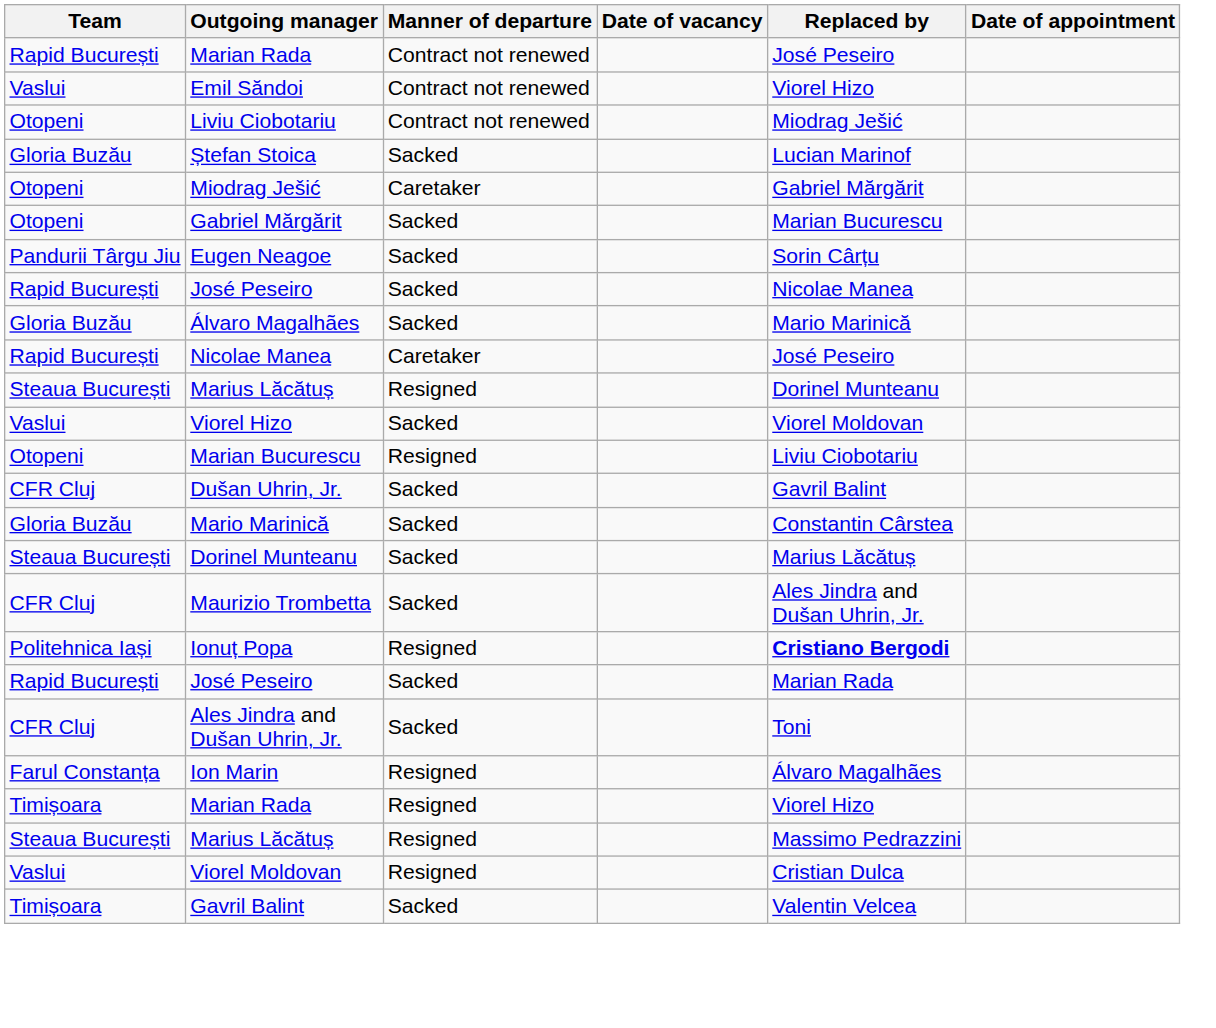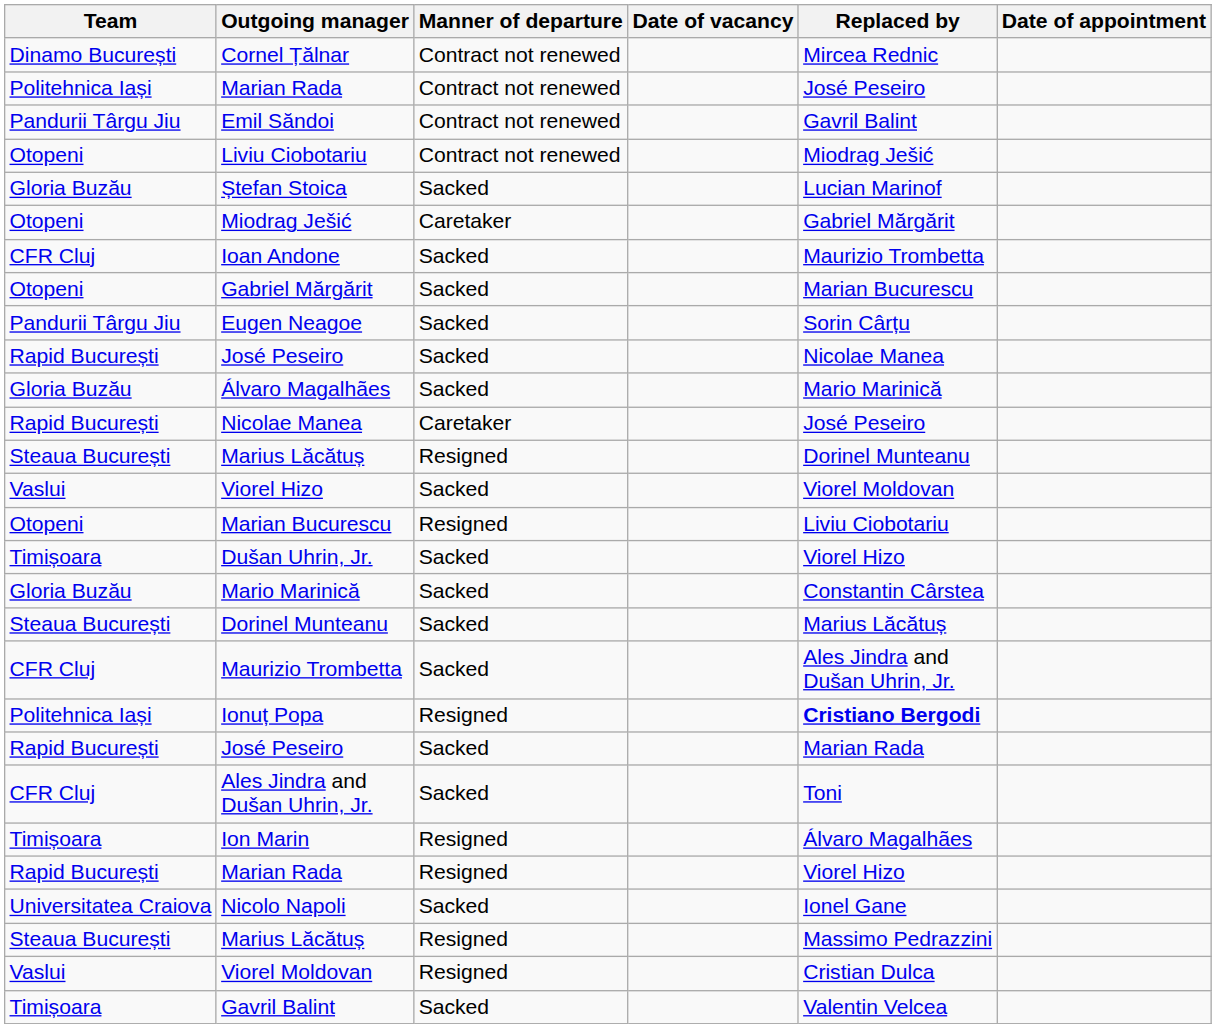+ row: (285, 54)
(84, 54) Rapid București -> (81, 88) Politehnica Iași
(38, 88) Vaslui -> (95, 121) Pandurii Târgu Jiu
(823, 88) Viorel Hizo -> (860, 121) Gavril Balint
+ row: (280, 255)
(52, 490) CFR Cluj -> (55, 557) Timișoara
(829, 490) Gavril Balint -> (854, 557) Viorel Hizo
(85, 772) Farul Constanța -> (55, 839) Timișoara
(55, 805) Timișoara -> (84, 872) Rapid București
+ row: (283, 906)
